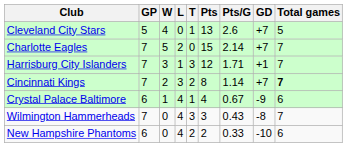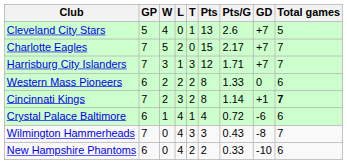(233, 47) 2.14 -> (233, 47) 2.17
(262, 64) +1 -> (262, 64) +7
+ row: (64, 82)
(262, 82) +7 -> (262, 99) +1
(233, 99) 0.67 -> (233, 116) 0.72
(261, 99) -9 -> (261, 116) -6
